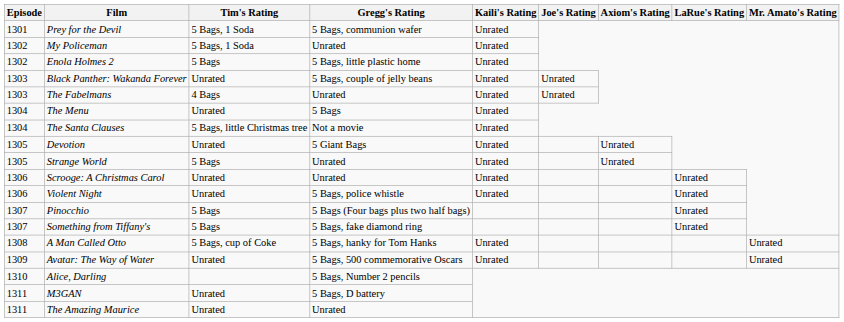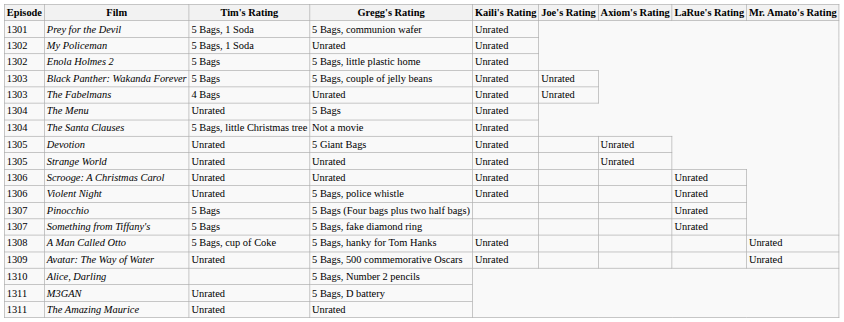(208, 78) Unrated -> (206, 78) 5 Bags
(206, 161) 5 Bags -> (208, 161) Unrated
